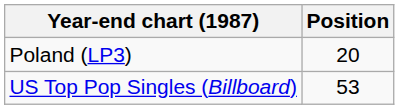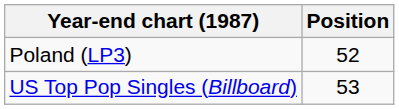(348, 54) 20 -> (348, 54) 52
